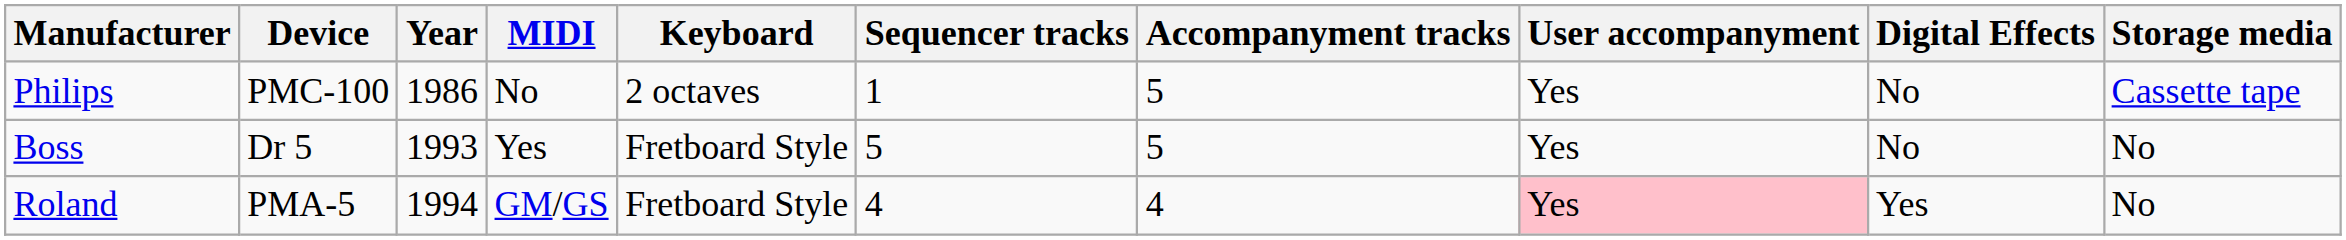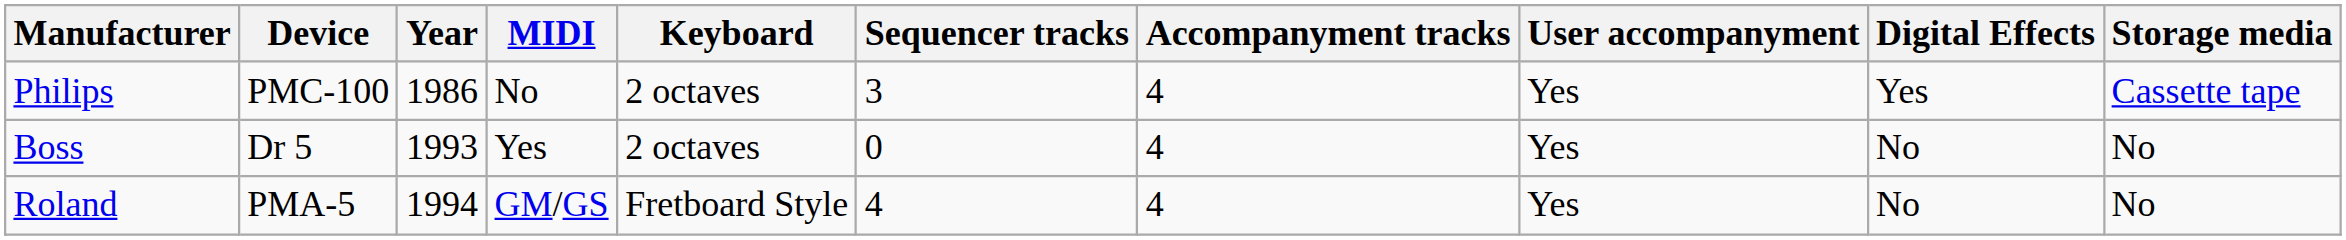(874, 90) 1 -> (874, 90) 3
(1155, 90) 5 -> (1155, 90) 4
(1898, 90) No -> (1902, 90) Yes
(737, 147) Fretboard Style -> (693, 147) 2 octaves
(874, 147) 5 -> (874, 147) 0
(1155, 147) 5 -> (1155, 147) 4
(1553, 204) pink background -> (1553, 204) no background
(1902, 204) Yes -> (1898, 204) No
